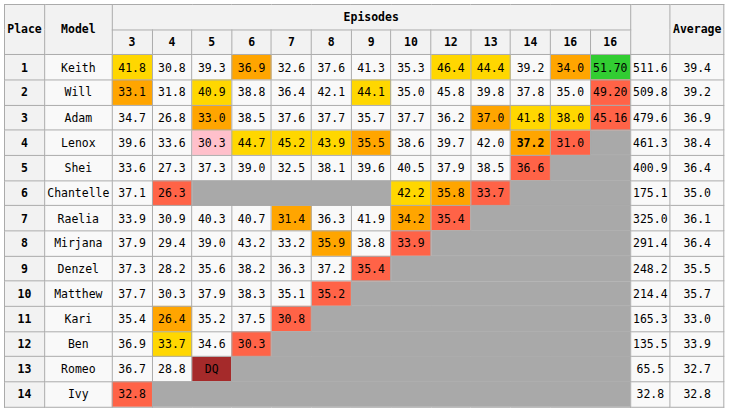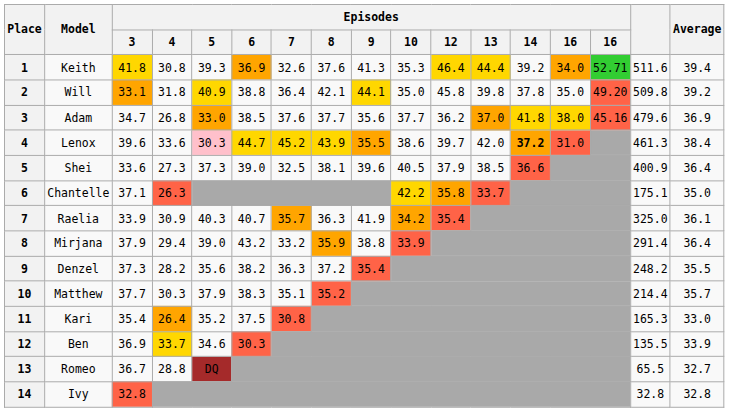(610, 67) 51.70 -> (610, 67) 52.71
(371, 117) 35.7 -> (371, 117) 35.6
(291, 218) 31.4 -> (291, 218) 35.7
